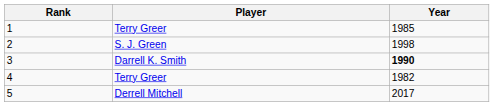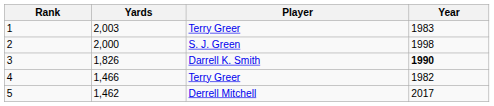+ column: (139, 12)
(403, 28) 1985 -> (423, 28) 1983
